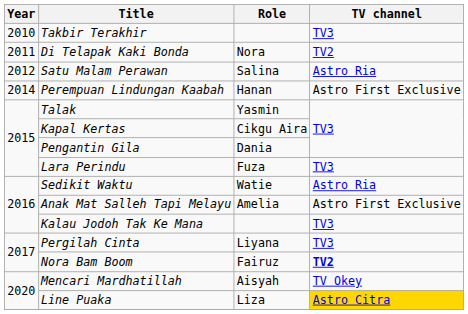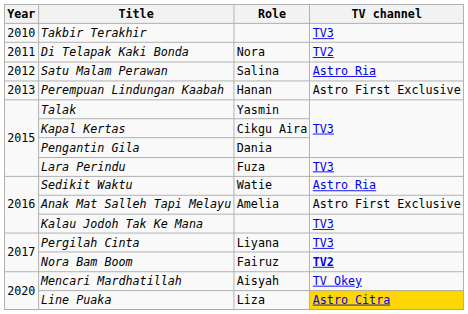(21, 90) 2014 -> (21, 90) 2013
